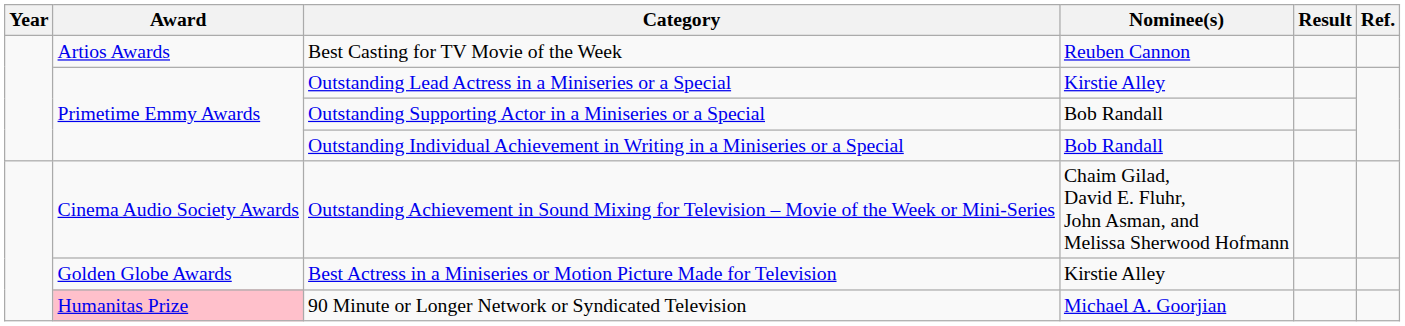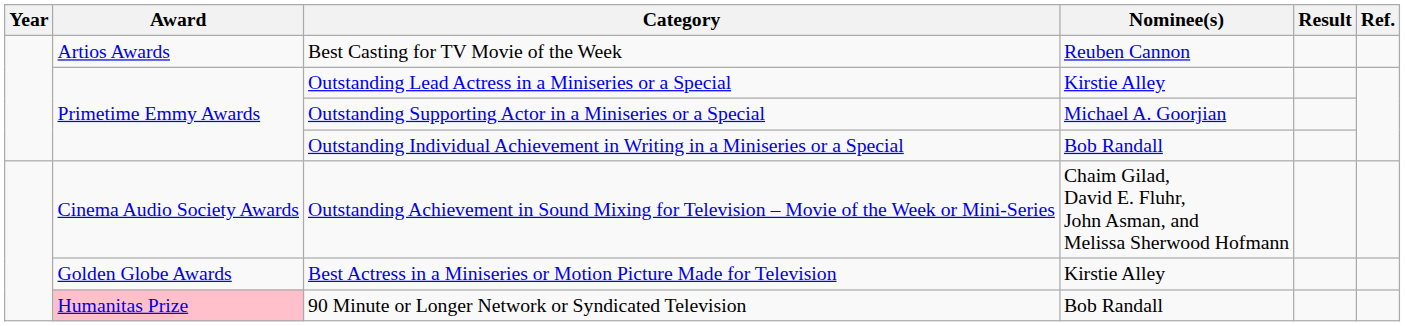(1113, 113) Bob Randall -> (1145, 113) Michael A. Goorjian
(1145, 305) Michael A. Goorjian -> (1113, 305) Bob Randall
